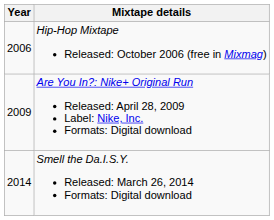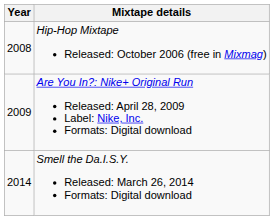(19, 48) 2006 -> (19, 48) 2008
